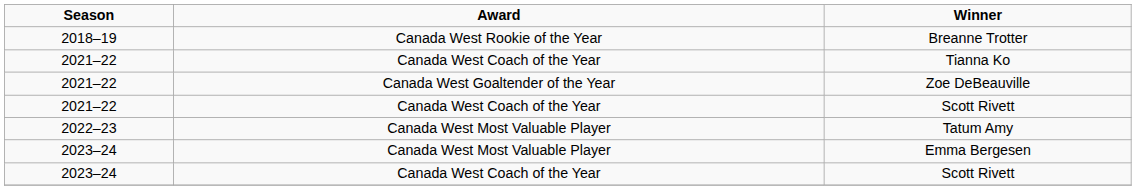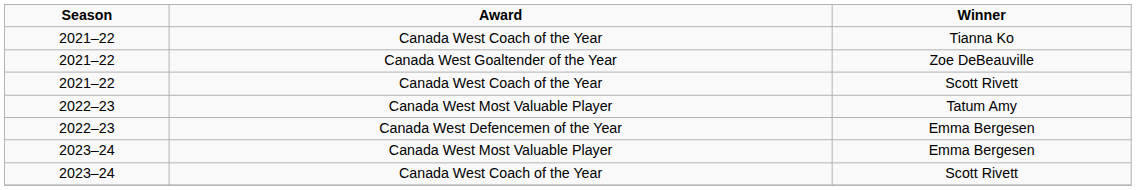- row: (89, 38)
+ row: (87, 128)
